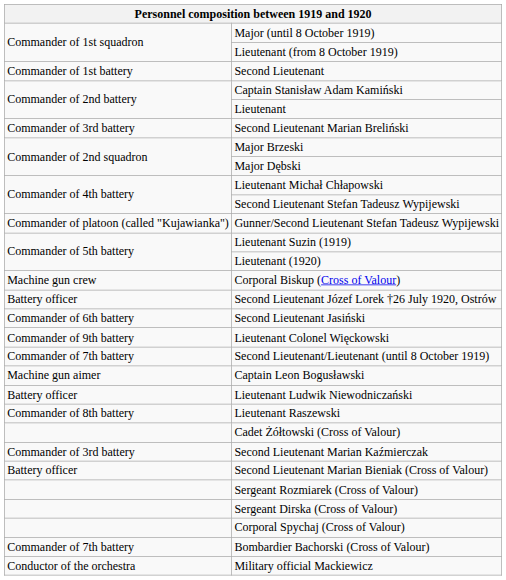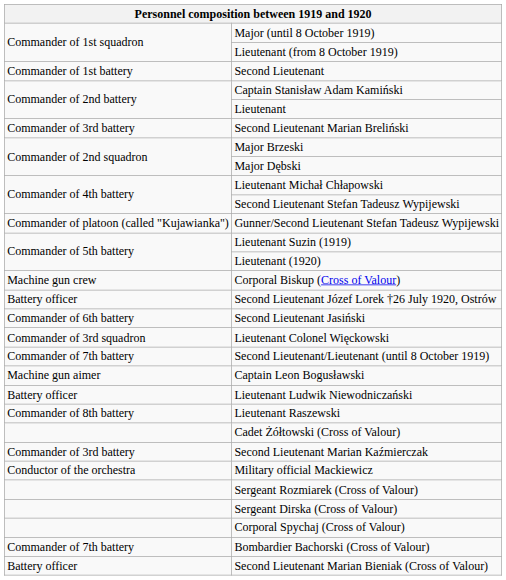(71, 337) Commander of 9th battery -> (76, 337) Commander of 3rd squadron
rows swapped: (361, 470) <-> (304, 565)
